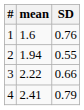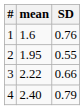(31, 54) 1.94 -> (31, 54) 1.95
(31, 94) 2.41 -> (31, 94) 2.40
